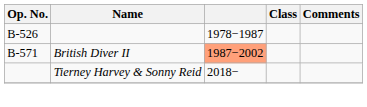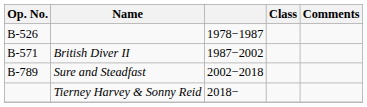(235, 53) lightsalmon background -> (235, 53) no background
+ row: (23, 72)
